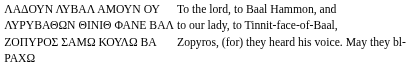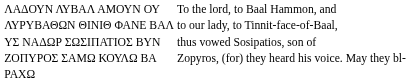+ row: (82, 42)
